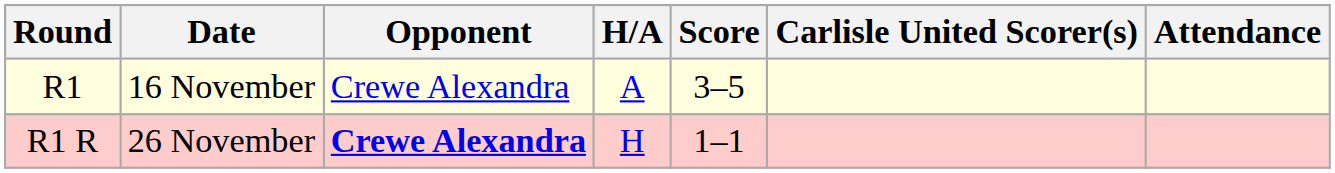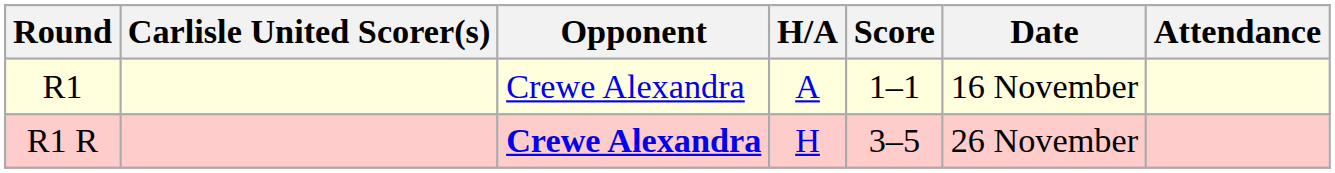columns swapped: (221, 31) <-> (957, 31)
(719, 85) 3–5 -> (894, 85) 1–1
(719, 140) 1–1 -> (894, 140) 3–5
